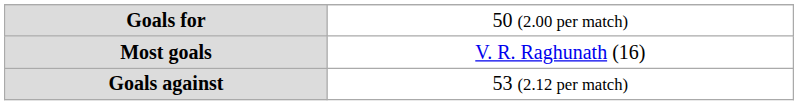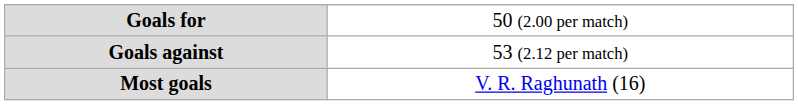rows swapped: (166, 83) <-> (166, 52)
